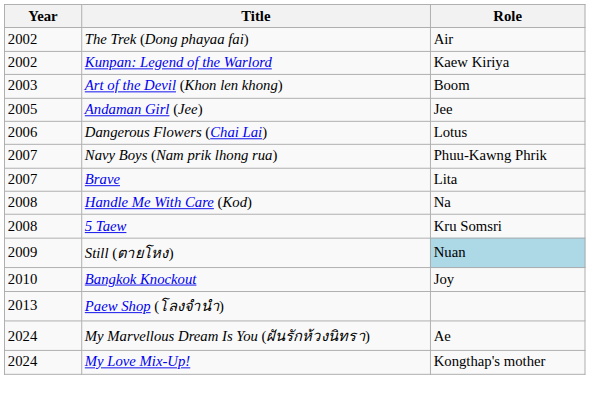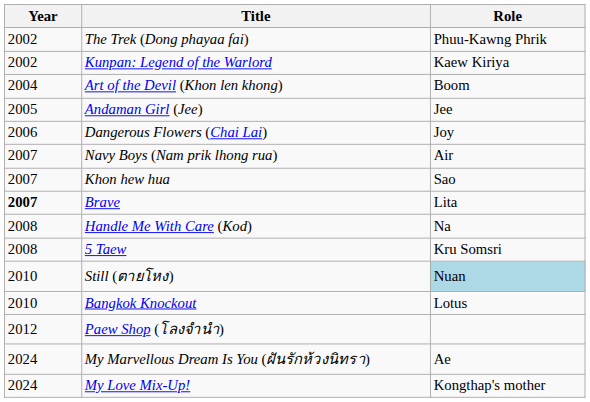(443, 39) Air -> (490, 39) Phuu-Kawng Phrik
(23, 86) 2003 -> (23, 86) 2004
(450, 132) Lotus -> (444, 132) Joy
(490, 156) Phuu-Kawng Phrik -> (443, 156) Air
+ row: (127, 179)
(23, 179) normal -> (23, 202) bold
(23, 252) 2009 -> (23, 276) 2010
(444, 279) Joy -> (450, 302) Lotus
(23, 305) 2013 -> (23, 329) 2012
